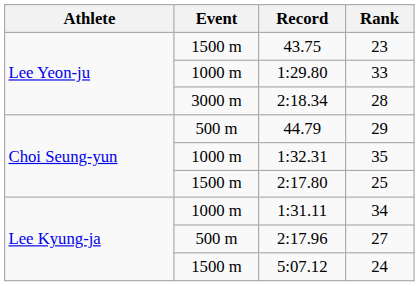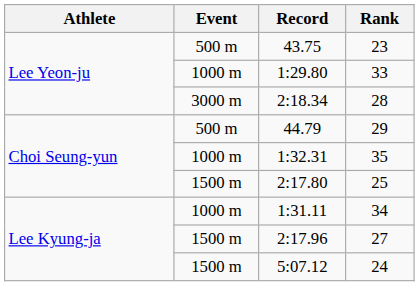(217, 46) 1500 m -> (217, 46) 500 m
(217, 239) 500 m -> (217, 239) 1500 m
